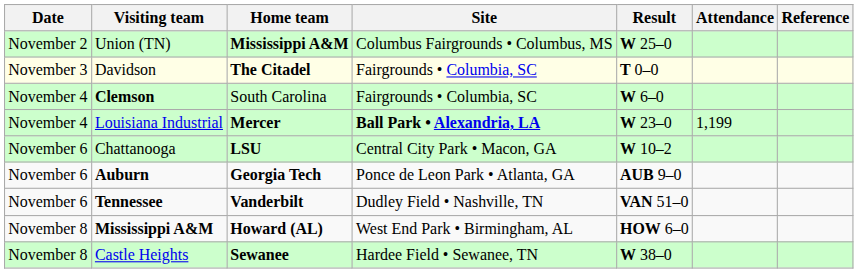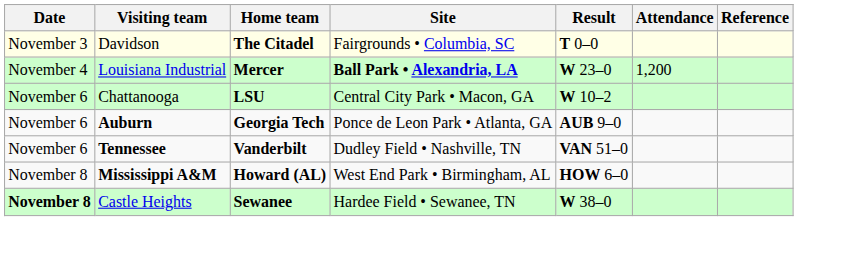- row: (133, 44)
- row: (125, 96)
(714, 123) 1,199 -> (654, 70) 1,200
(48, 254) normal -> (49, 202) bold
